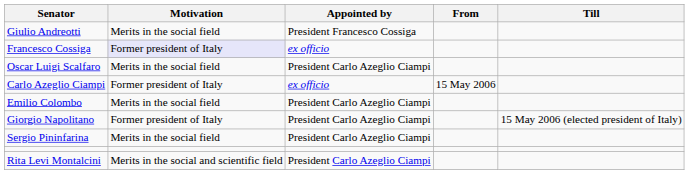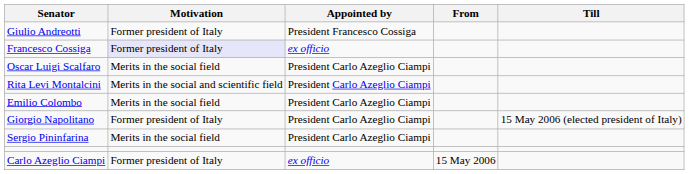(165, 31) Merits in the social field -> (167, 31) Former president of Italy
rows swapped: (54, 160) <-> (56, 84)
